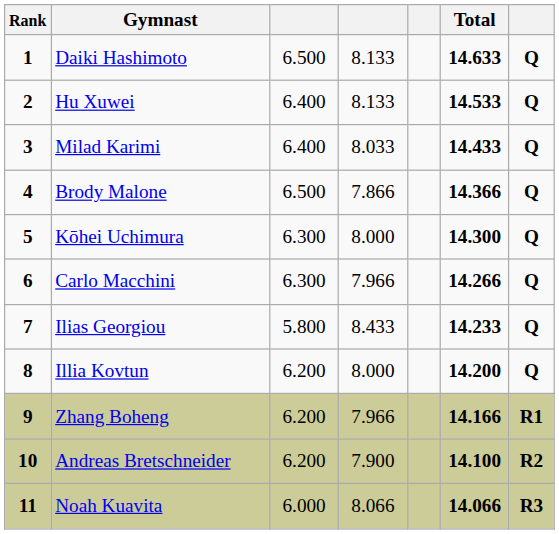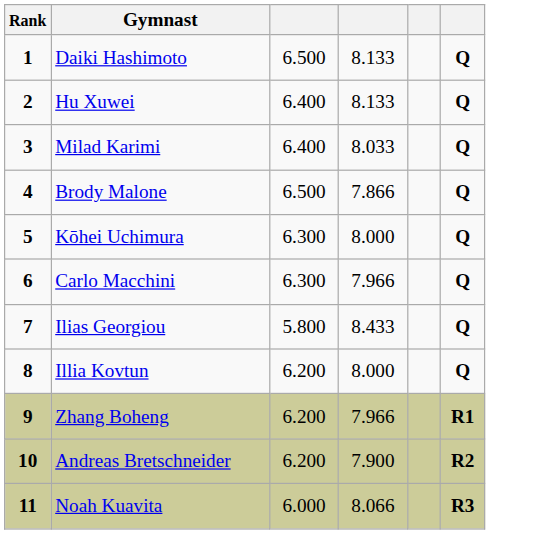- column: (475, 19)
